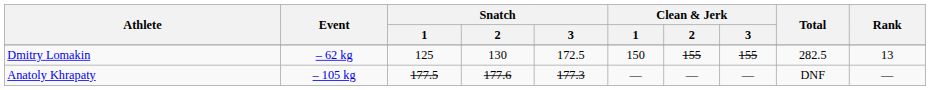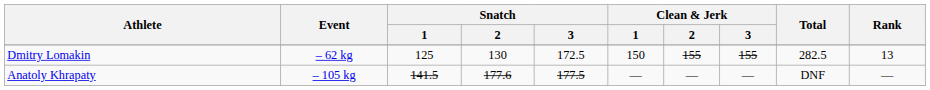(424, 75) 177.5 -> (424, 75) 141.5
(571, 75) 177.3 -> (571, 75) 177.5
